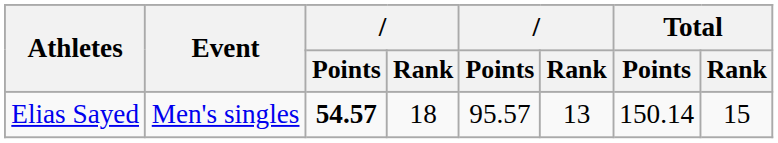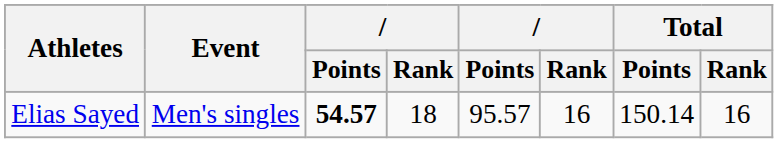(577, 114) 13 -> (577, 114) 16
(737, 114) 15 -> (737, 114) 16
